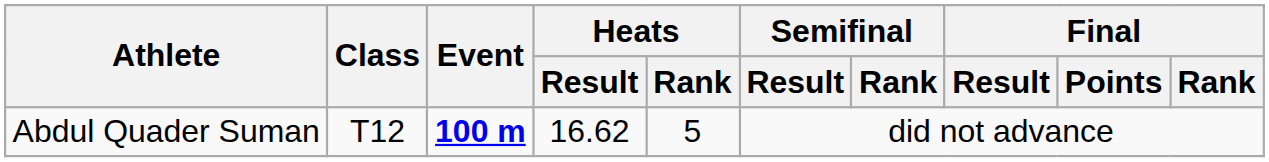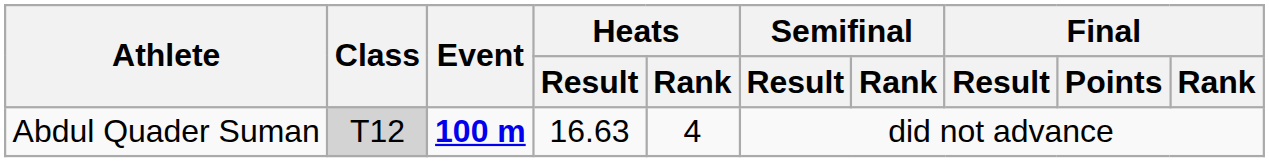(377, 132) no background -> (377, 132) lightgrey background
(590, 132) 16.62 -> (590, 132) 16.63
(692, 132) 5 -> (692, 132) 4
